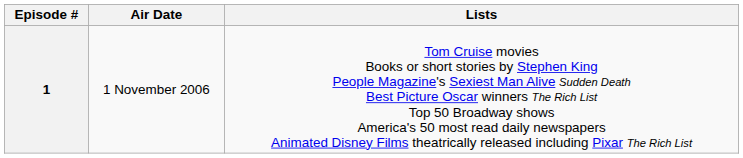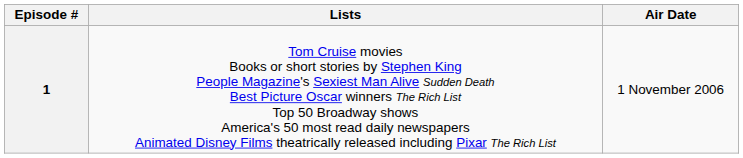columns swapped: (156, 15) <-> (482, 15)
